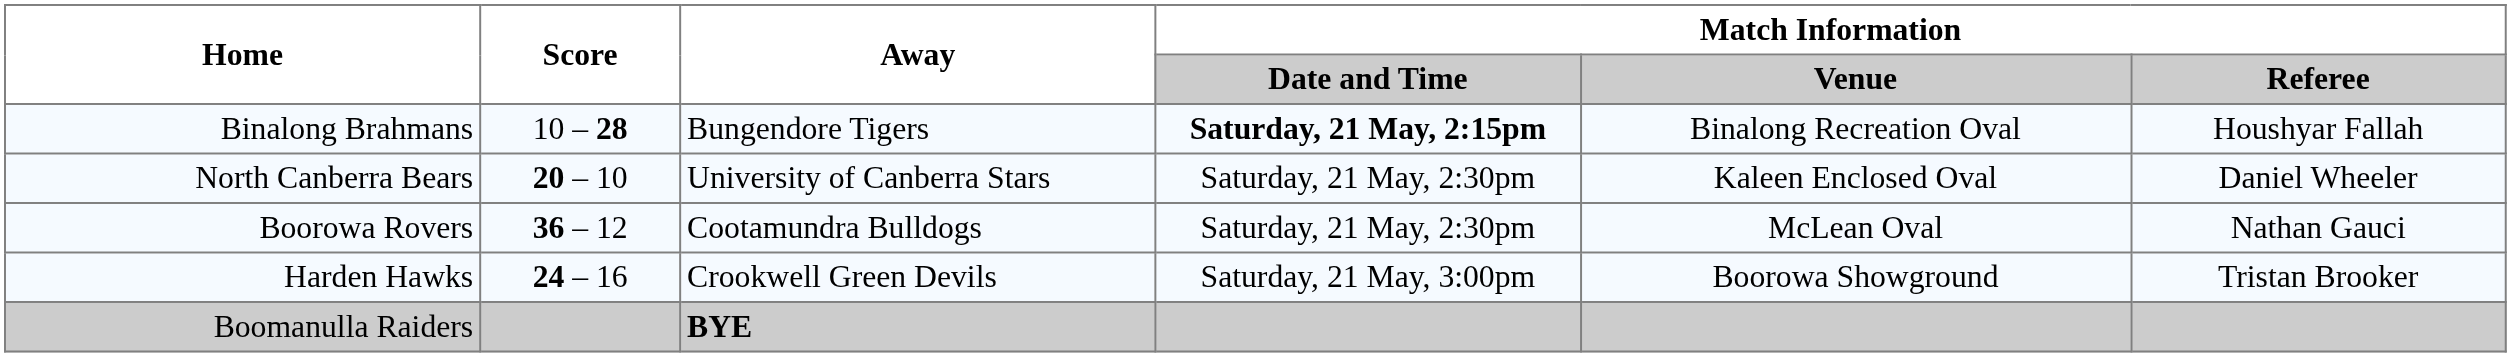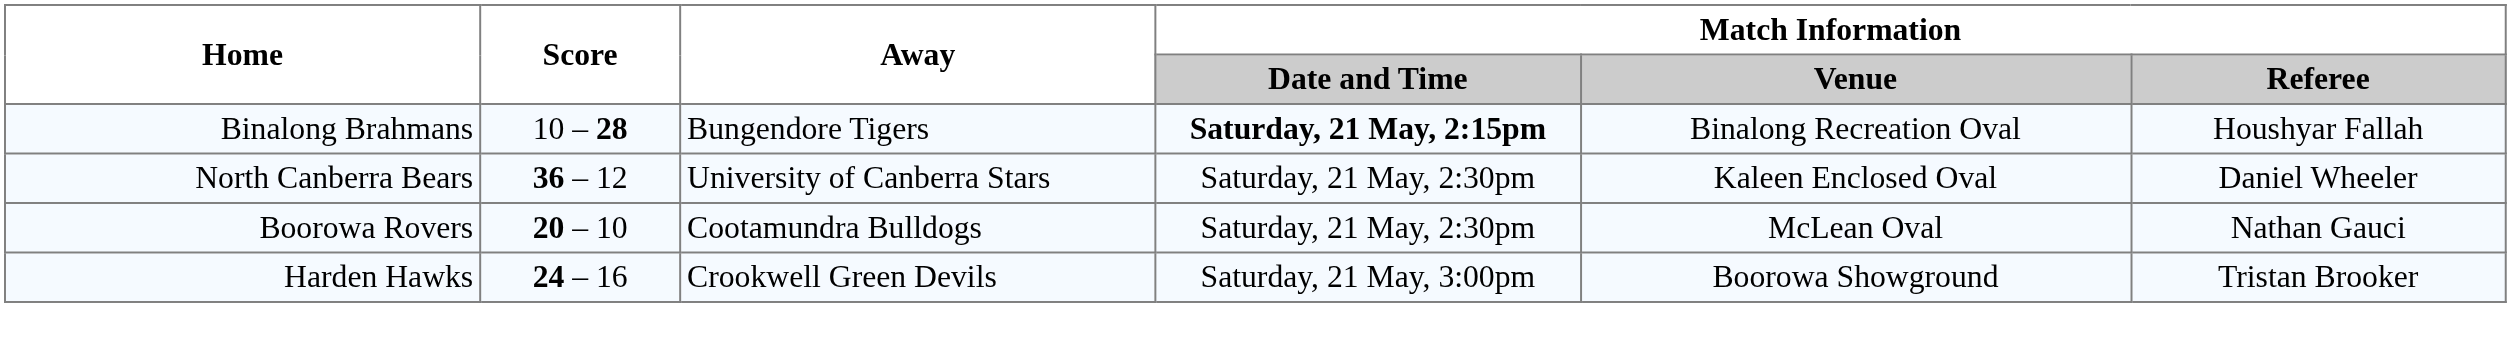(580, 177) 20 – 10 -> (580, 177) 36 – 12
(580, 227) 36 – 12 -> (580, 227) 20 – 10
- row: (343, 326)
